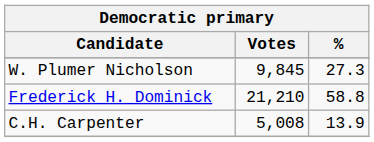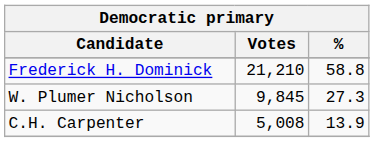rows swapped: (110, 97) <-> (101, 71)
